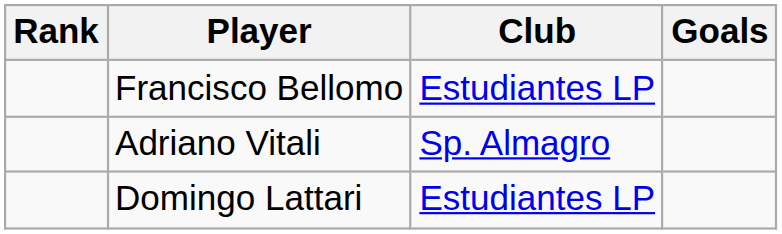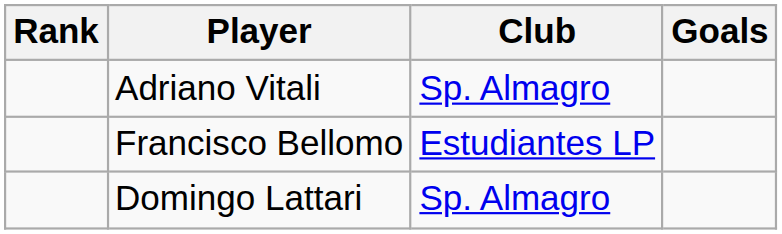rows swapped: (259, 87) <-> (218, 143)
(537, 198) Estudiantes LP -> (515, 198) Sp. Almagro
